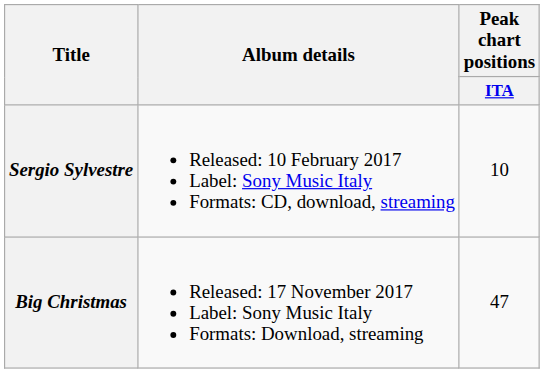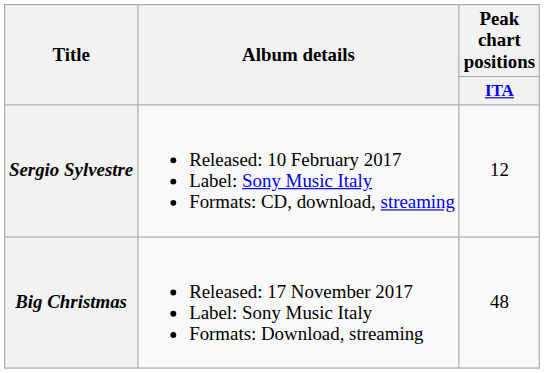(499, 170) 10 -> (499, 170) 12
(499, 302) 47 -> (499, 302) 48
